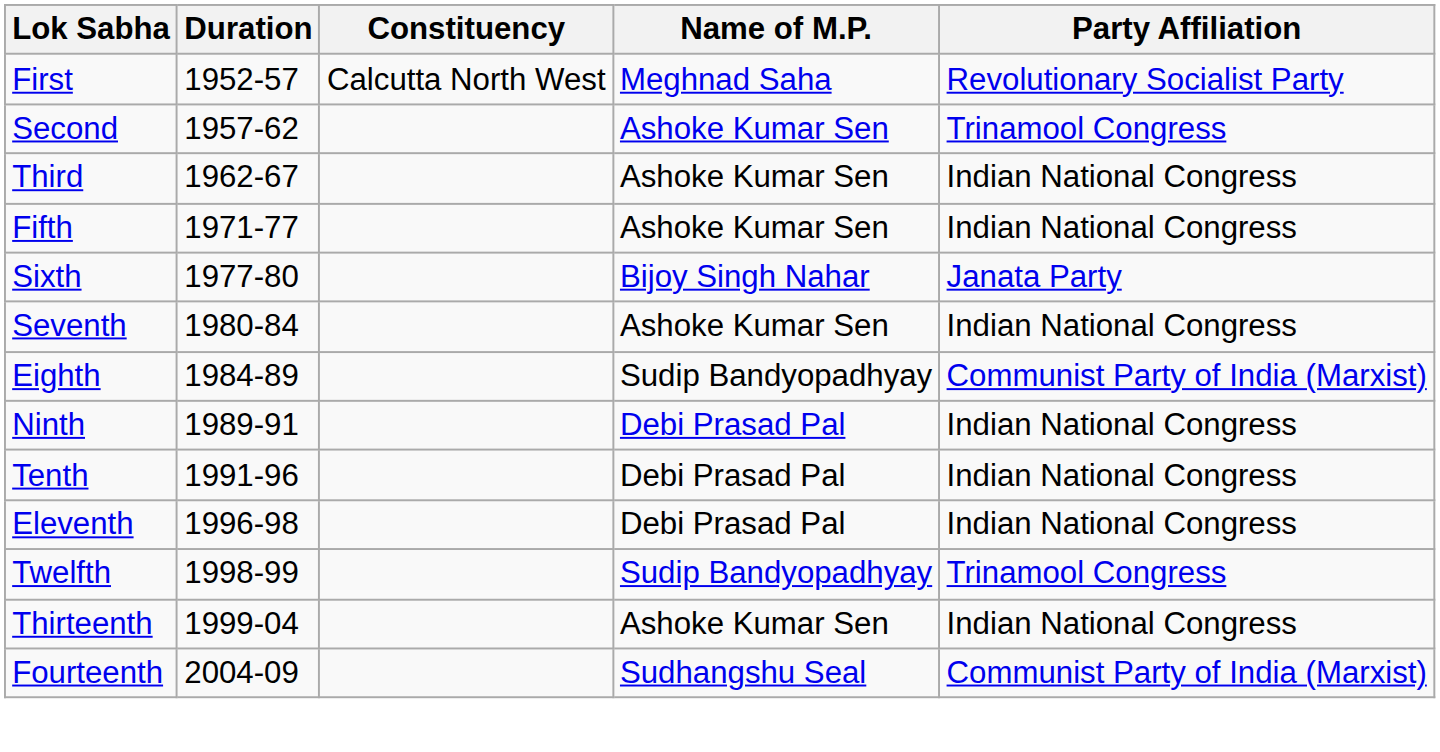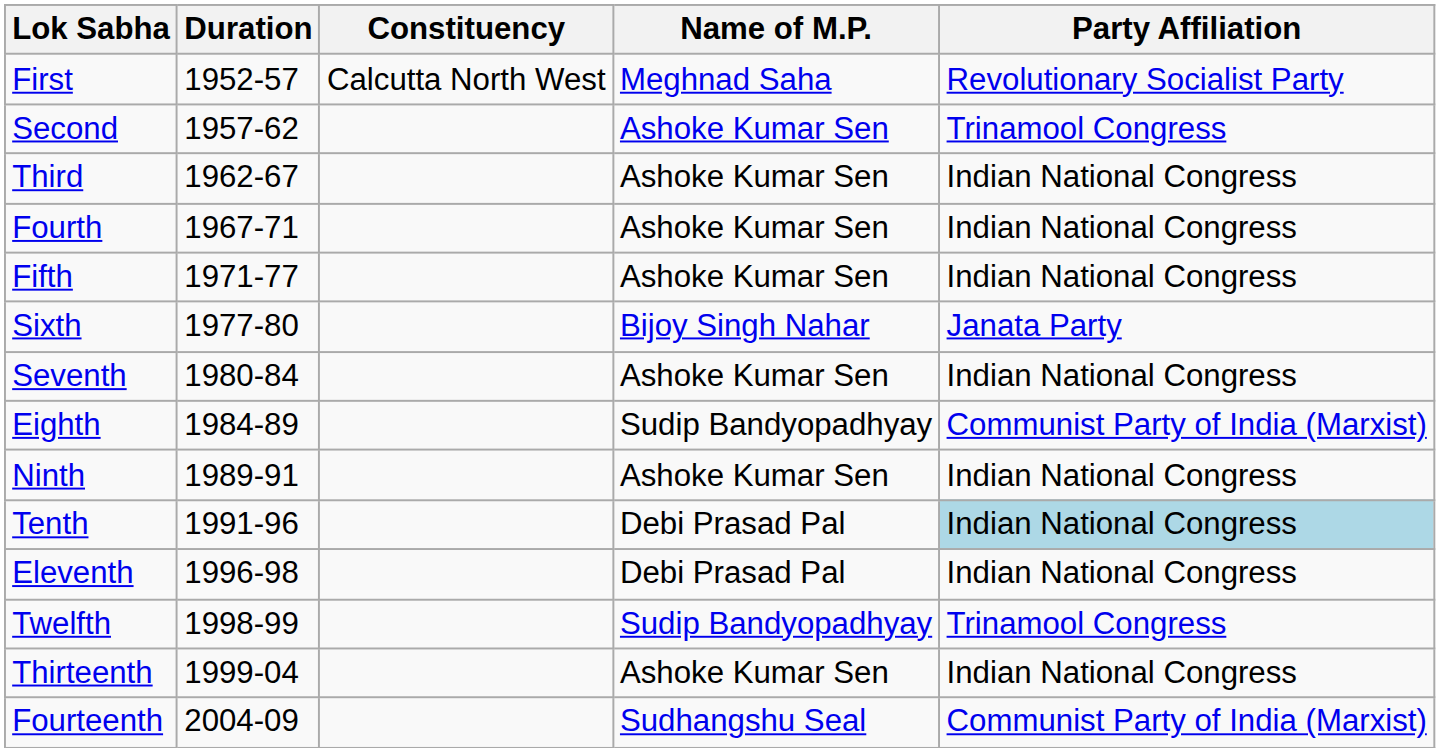+ row: (57, 227)
(733, 425) Debi Prasad Pal -> (754, 474) Ashoke Kumar Sen
(1122, 474) no background -> (1122, 524) lightblue background
